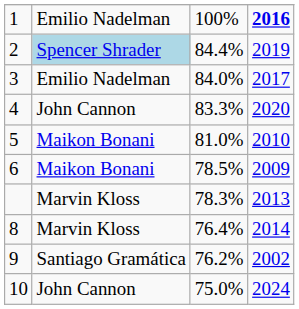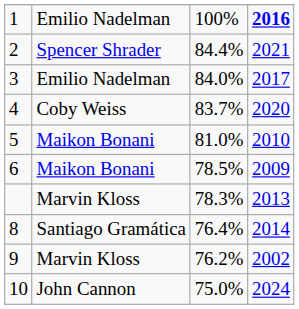(99, 49) lightblue background -> (99, 49) no background
(271, 49) 2019 -> (271, 49) 2021
(86, 109) John Cannon -> (81, 109) Coby Weiss
(219, 109) 83.3% -> (219, 109) 83.7%
(88, 229) Marvin Kloss -> (111, 229) Santiago Gramática
(111, 259) Santiago Gramática -> (88, 259) Marvin Kloss
